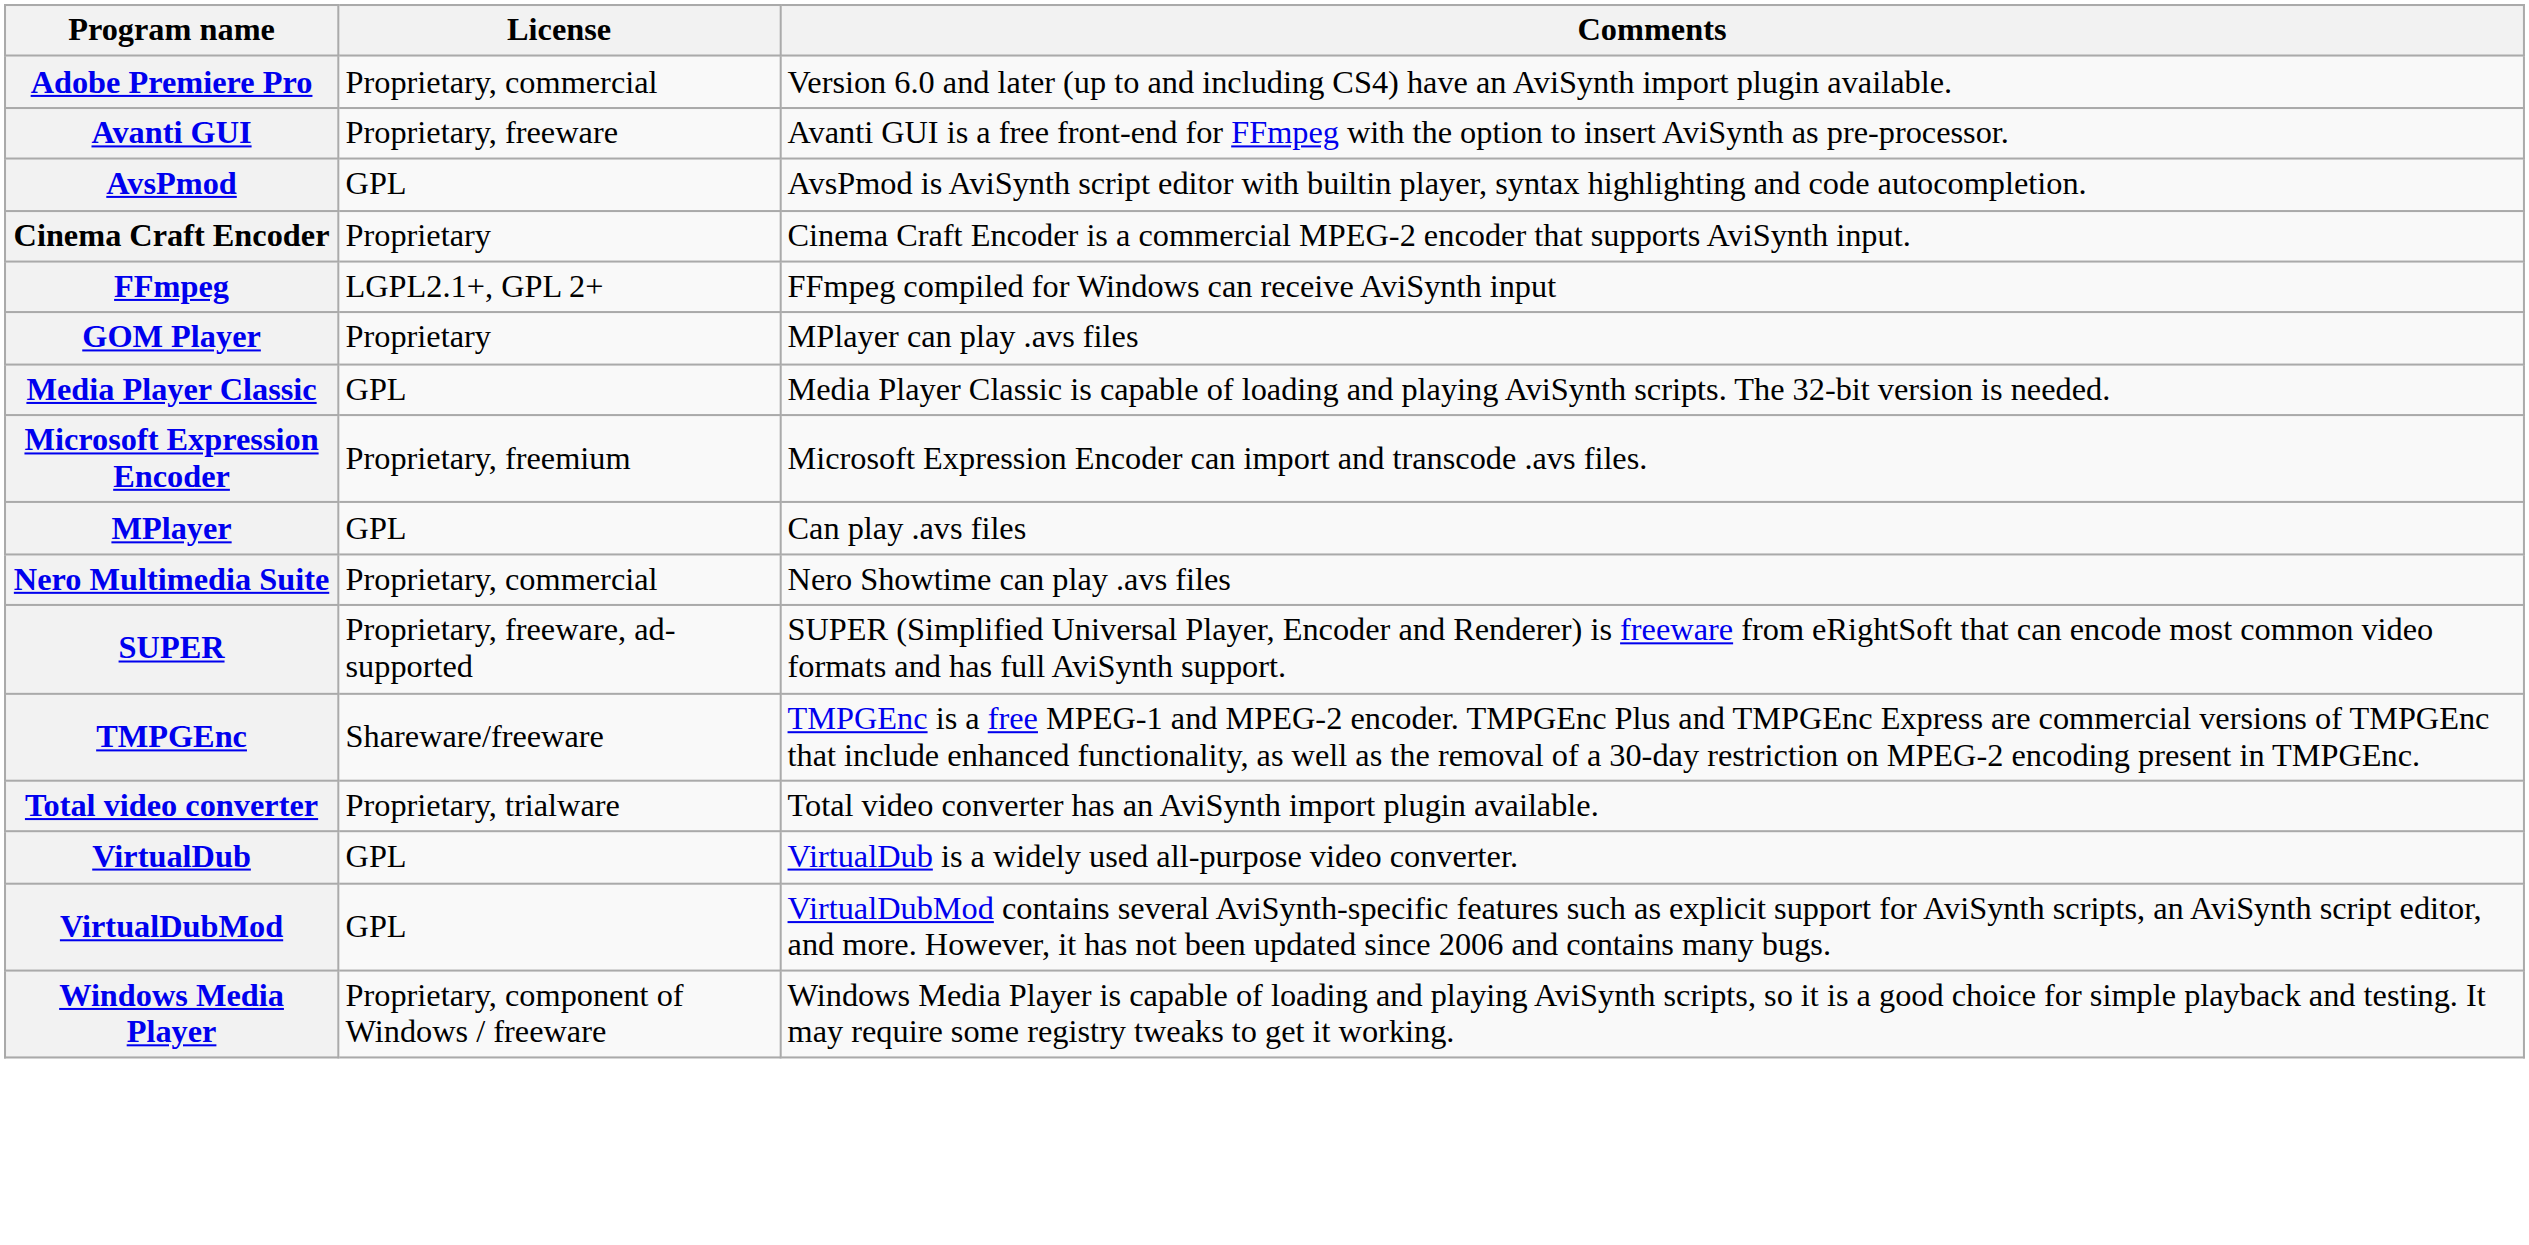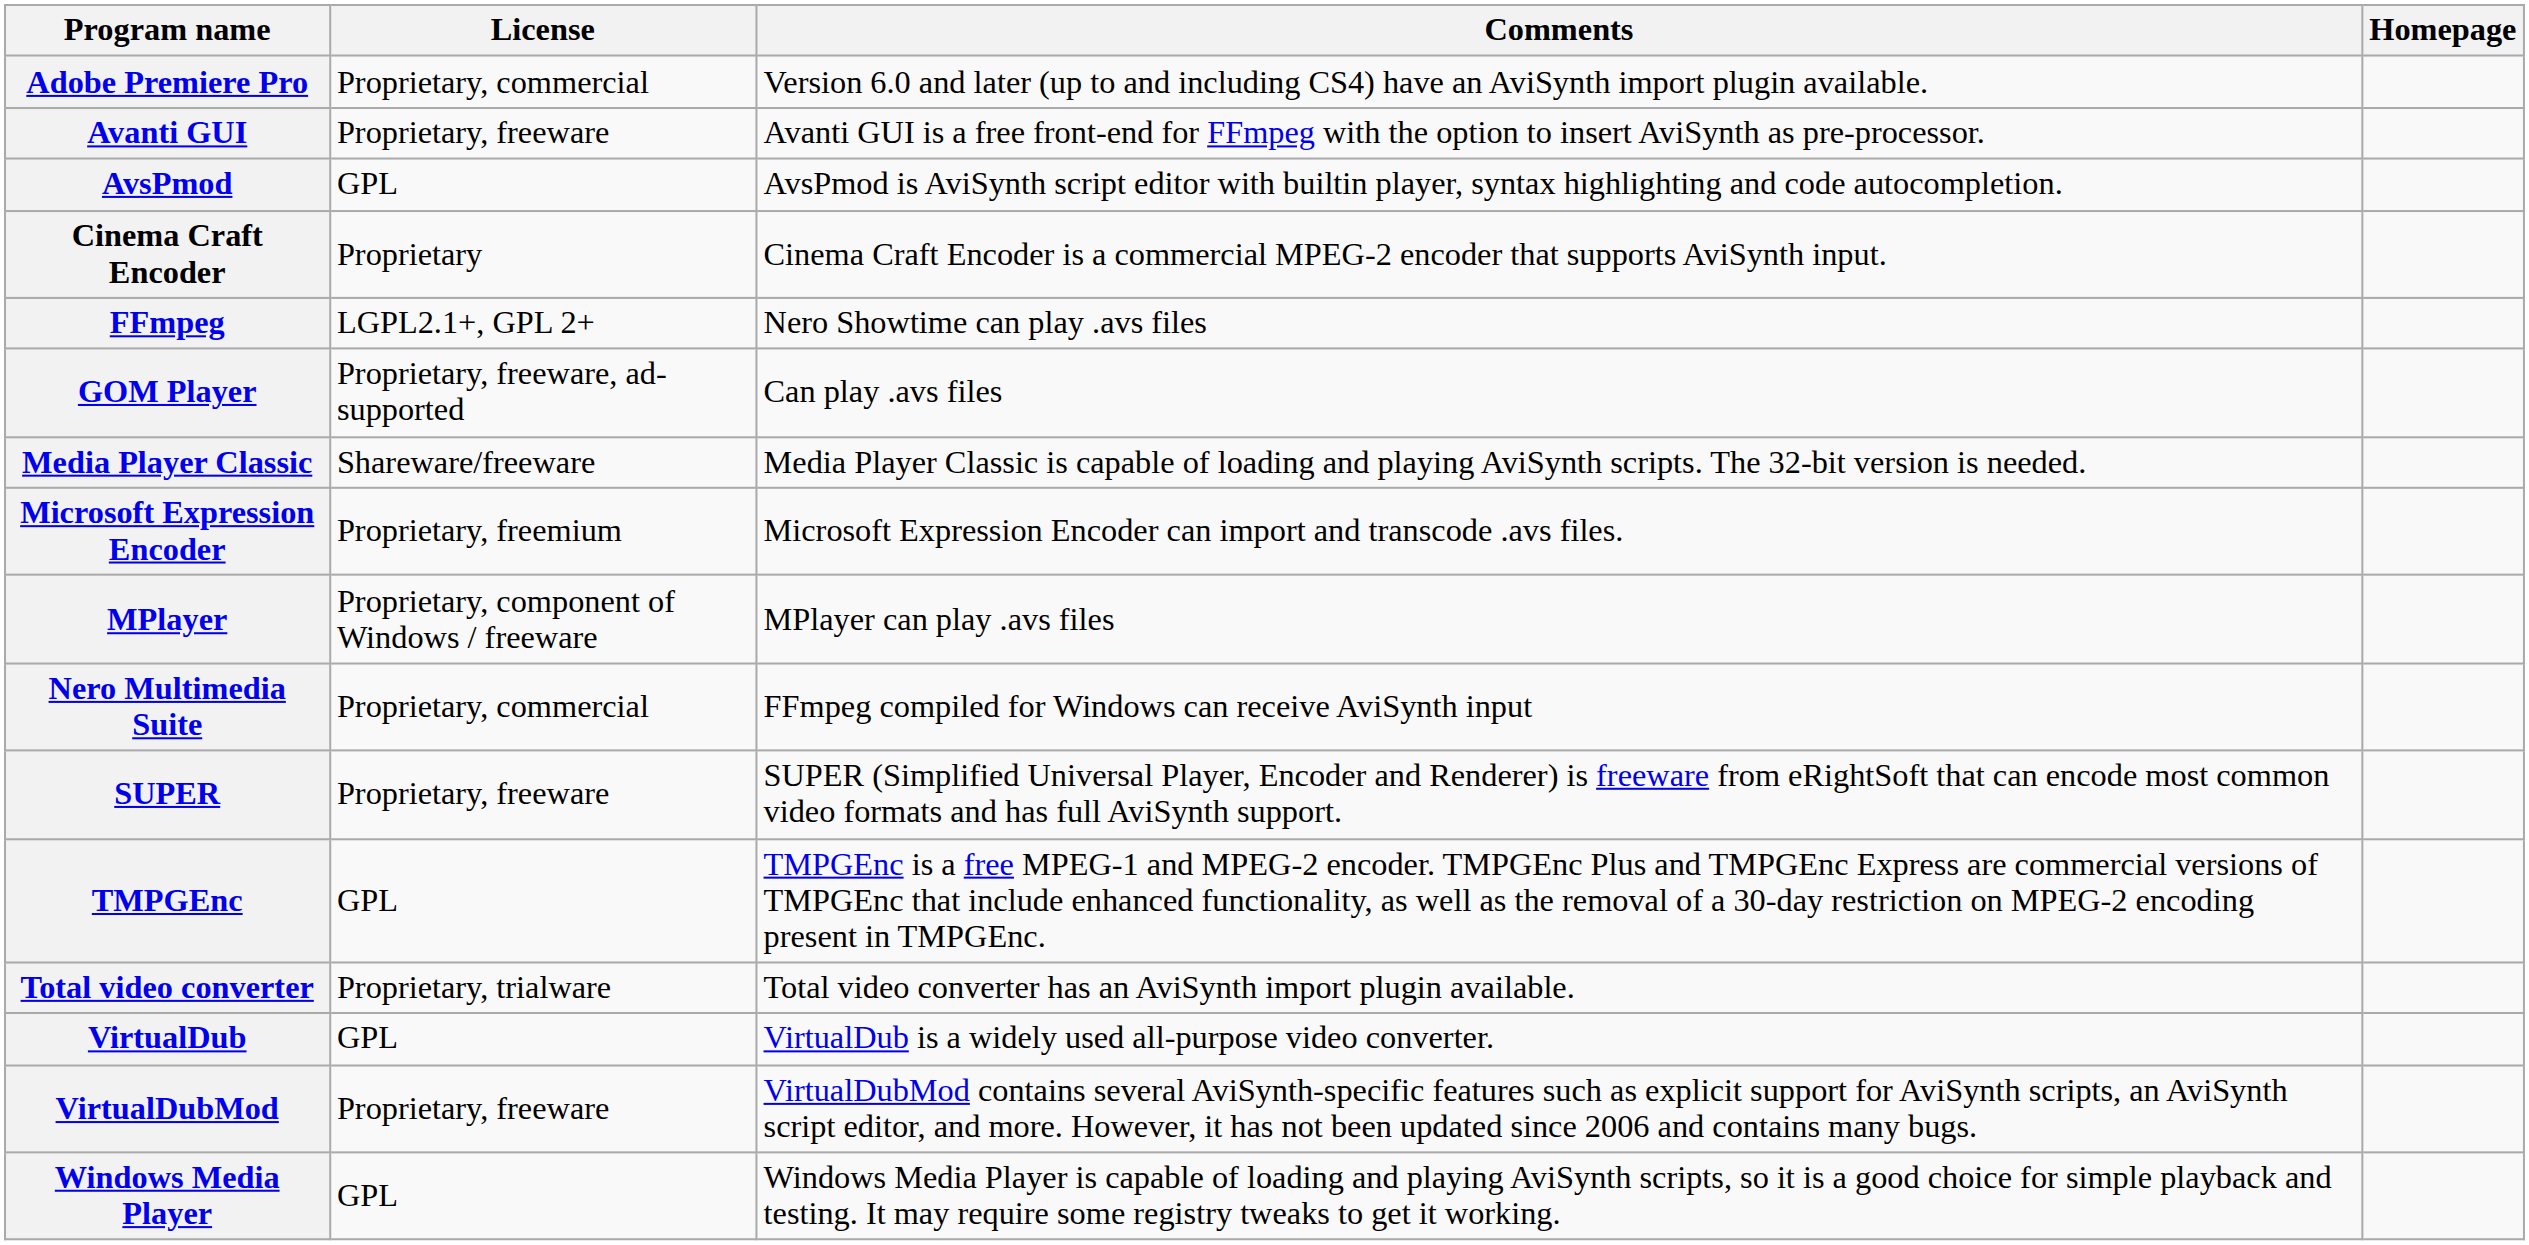+ column: (2443, 30)
(1172, 286) FFmpeg compiled for Windows can receive AviSynth input -> (985, 322) Nero Showtime can play .avs files
(418, 337) Proprietary -> (502, 392) Proprietary, freeware, ad-supported
(963, 337) MPlayer can play .avs files -> (883, 392) Can play .avs files
(376, 388) GPL -> (466, 461) Shareware/freeware
(376, 527) GPL -> (506, 618) Proprietary, component of Windows / freeware
(907, 527) Can play .avs files -> (939, 618) MPlayer can play .avs files
(1009, 579) Nero Showtime can play .avs files -> (1148, 706) FFmpeg compiled for Windows can receive AviSynth input
(510, 648) Proprietary, freeware, ad-supported -> (473, 793) Proprietary, freeware
(475, 736) Shareware/freeware -> (367, 899) GPL
(376, 926) GPL -> (473, 1108) Proprietary, freeware
(515, 1013) Proprietary, component of Windows / freeware -> (367, 1195) GPL
